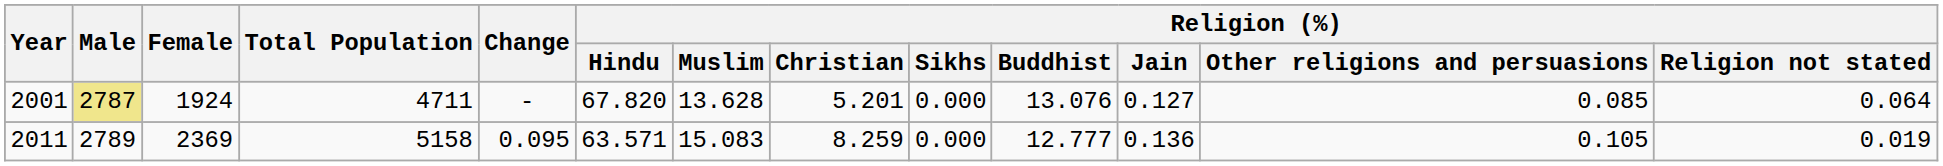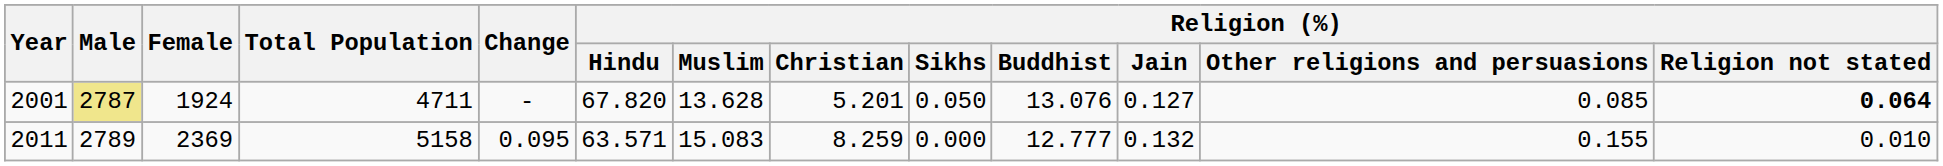(951, 102) 0.000 -> (951, 102) 0.050
(1895, 102) normal -> (1895, 102) bold
(1159, 141) 0.136 -> (1159, 141) 0.132
(1613, 141) 0.105 -> (1613, 141) 0.155
(1895, 141) 0.019 -> (1895, 141) 0.010
